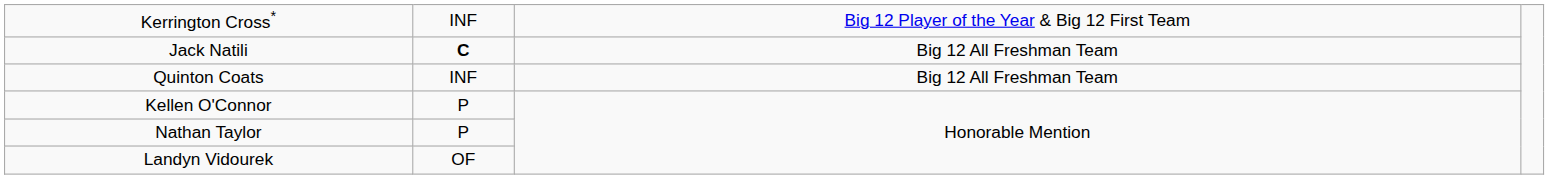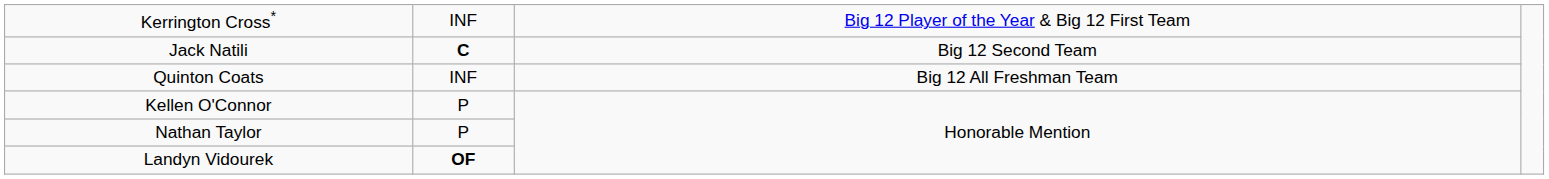(1017, 50) Big 12 All Freshman Team -> (1017, 50) Big 12 Second Team
(463, 159) normal -> (463, 159) bold
